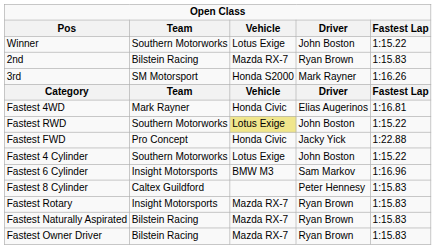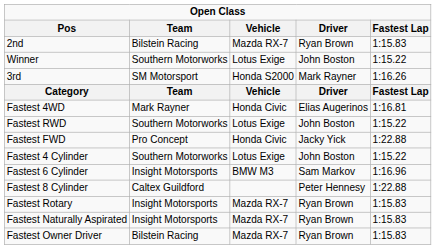rows swapped: (23, 44) <-> (15, 60)
(259, 124) khaki background -> (259, 124) no background
(389, 188) 1:15.83 -> (389, 188) 1:22.88
(165, 220) Bilstein Racing -> (175, 220) Insight Motorsports
